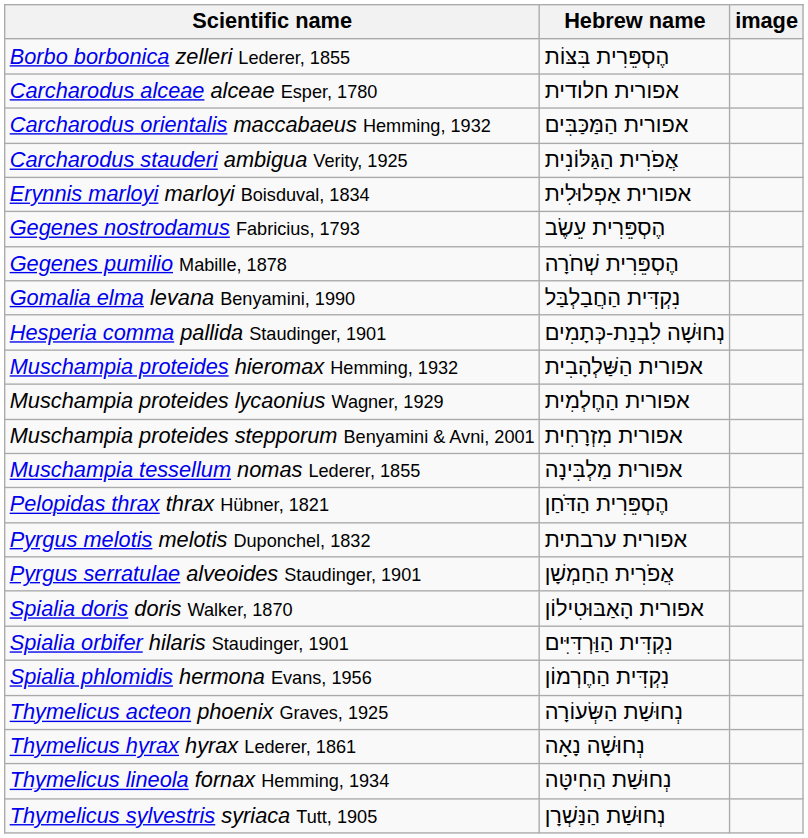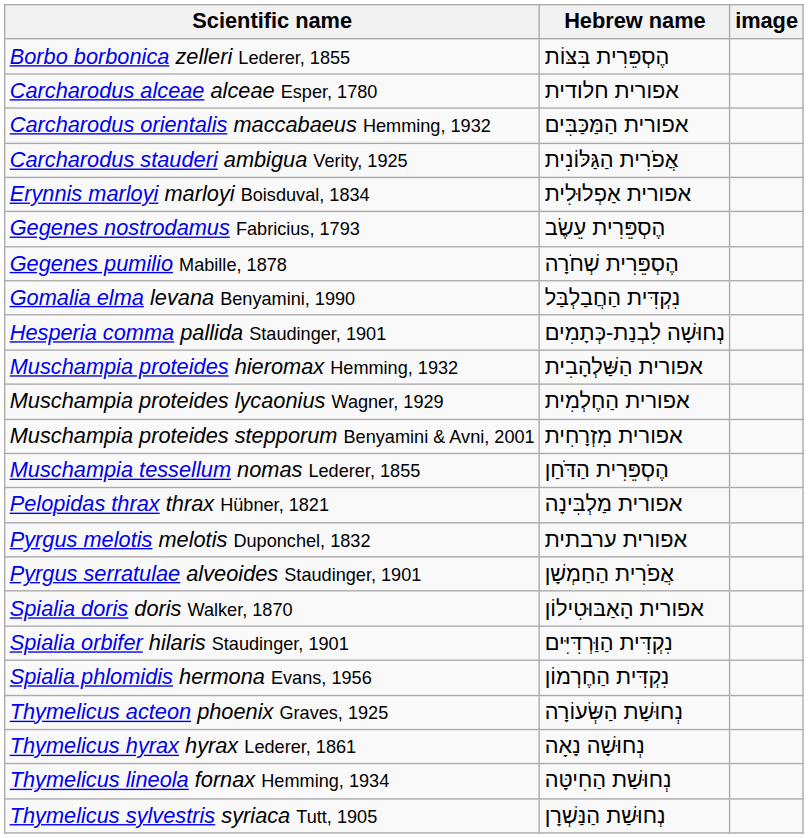(614, 470) אפורית מַלְבִּינָה -> (607, 470) הֶסְפֵּרִית הַדֹּחַן
(607, 504) הֶסְפֵּרִית הַדֹּחַן -> (614, 504) אפורית מַלְבִּינָה
